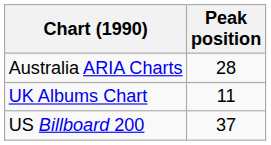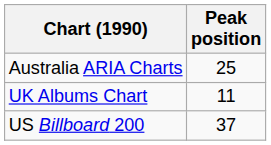(226, 67) 28 -> (226, 67) 25
